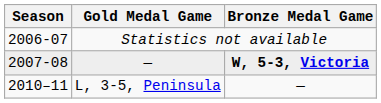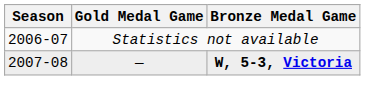- row: (148, 86)
